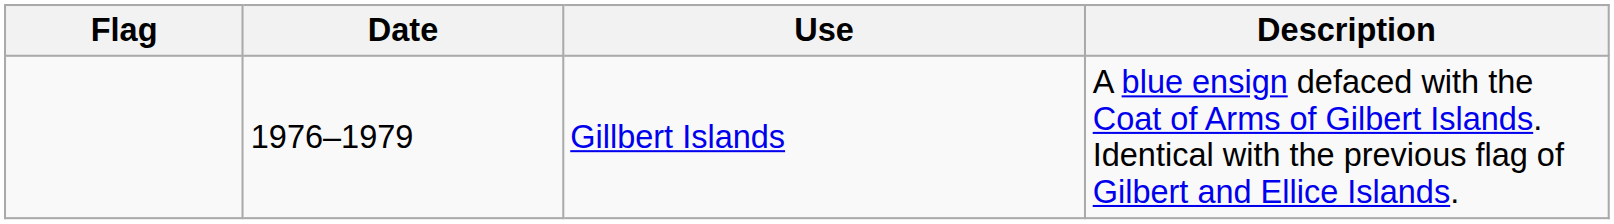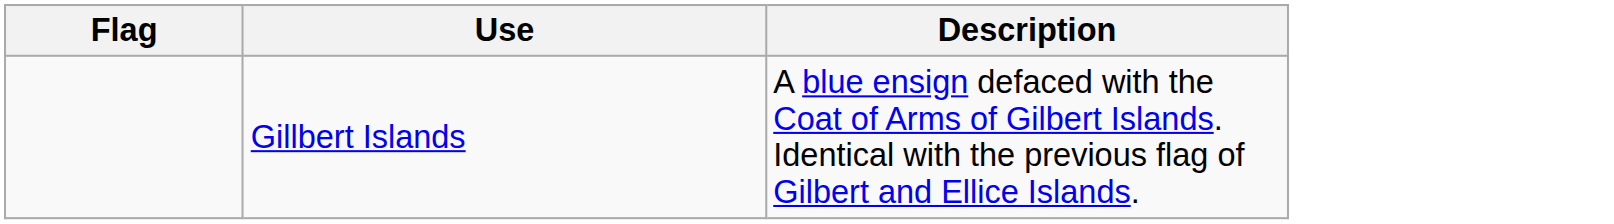- column: (403, 30)
